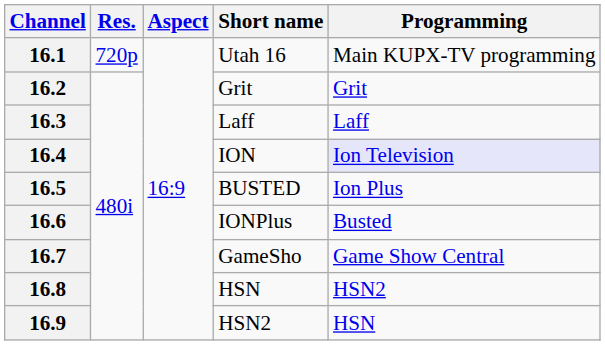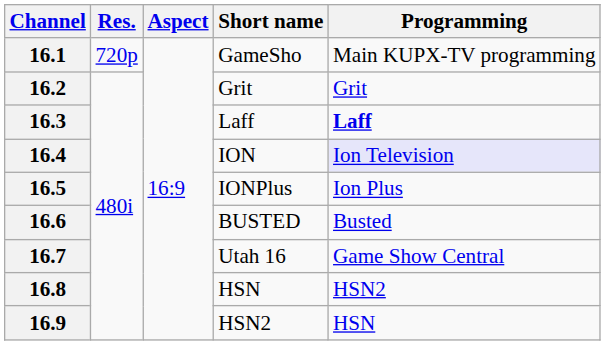(252, 54) Utah 16 -> (260, 54) GameSho
(351, 121) normal -> (352, 121) bold
(259, 188) BUSTED -> (255, 188) IONPlus
(255, 222) IONPlus -> (259, 222) BUSTED
(260, 255) GameSho -> (252, 255) Utah 16
